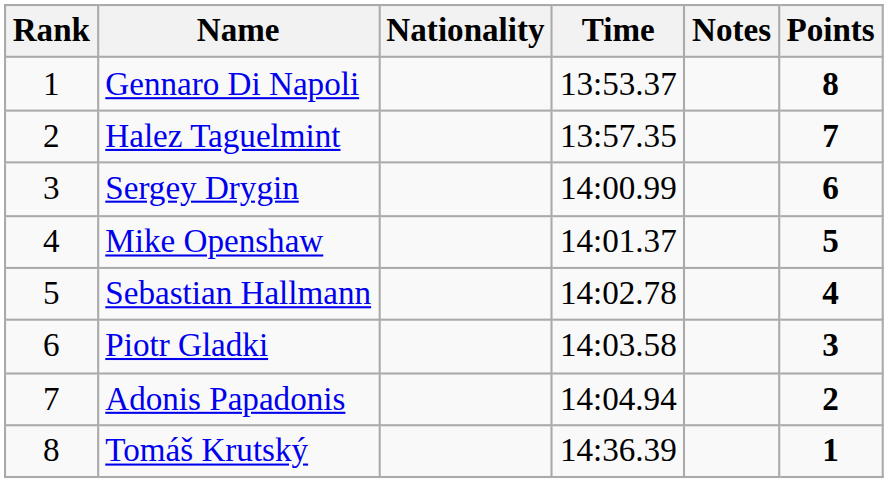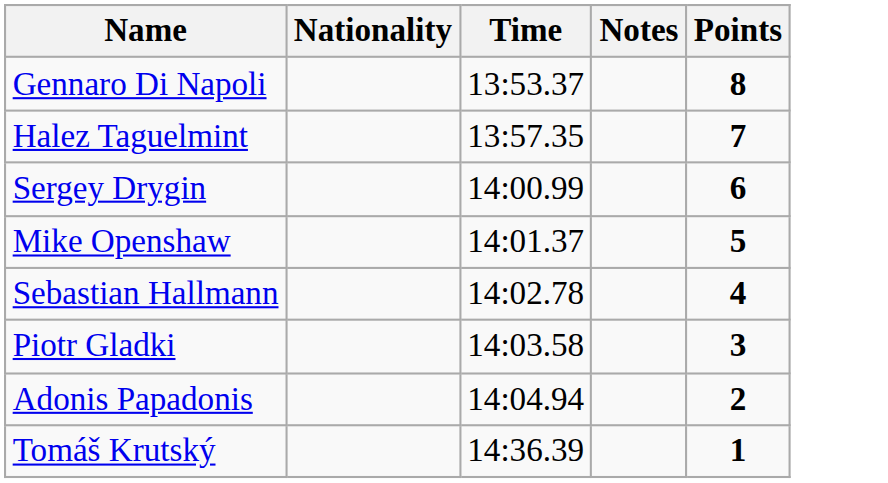- column: (51, 30)
